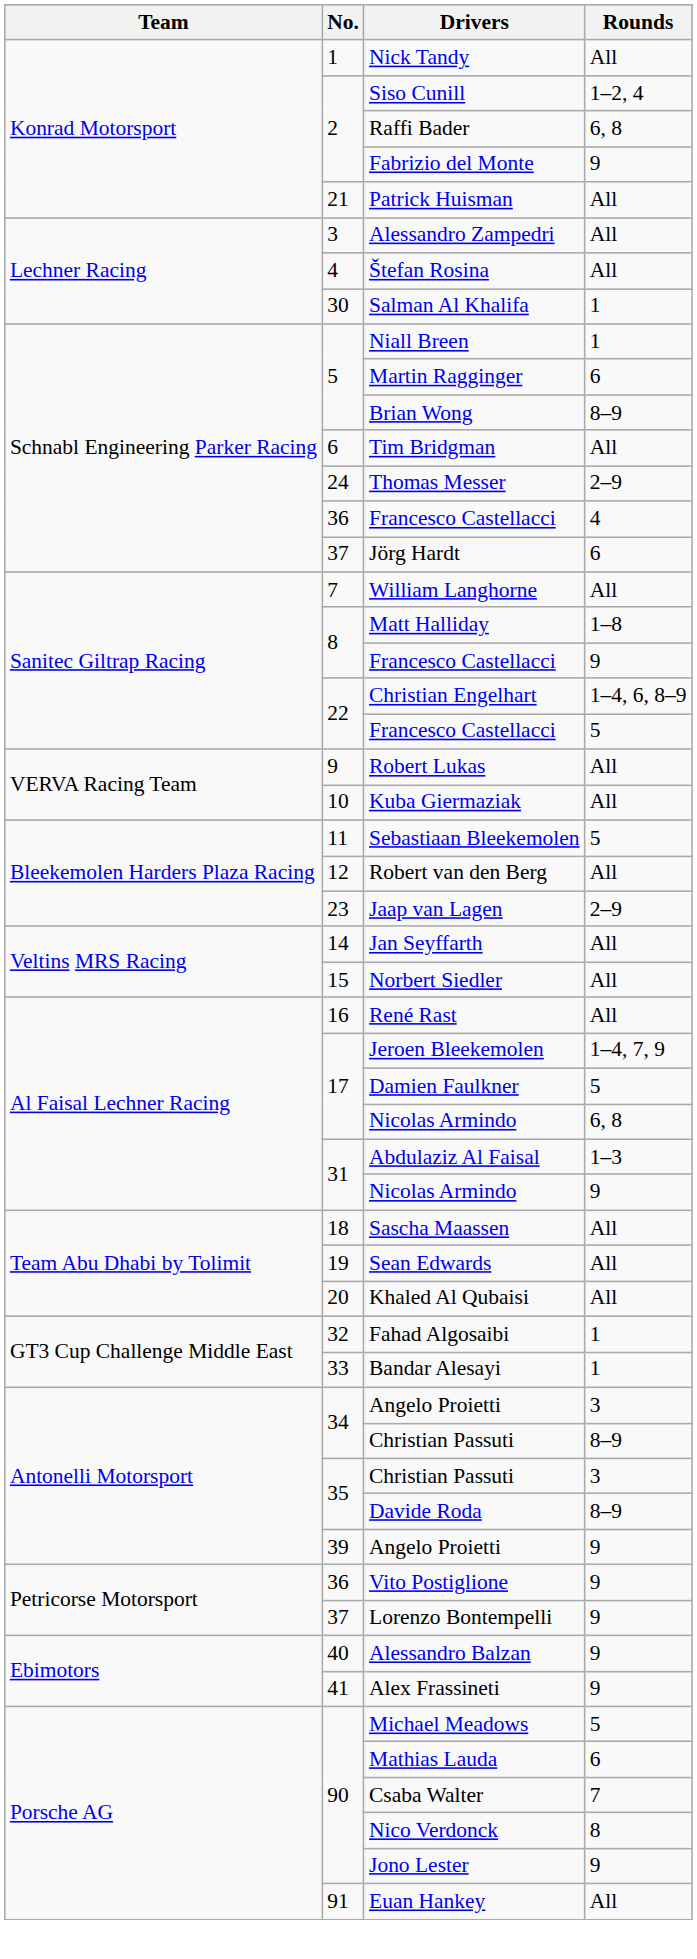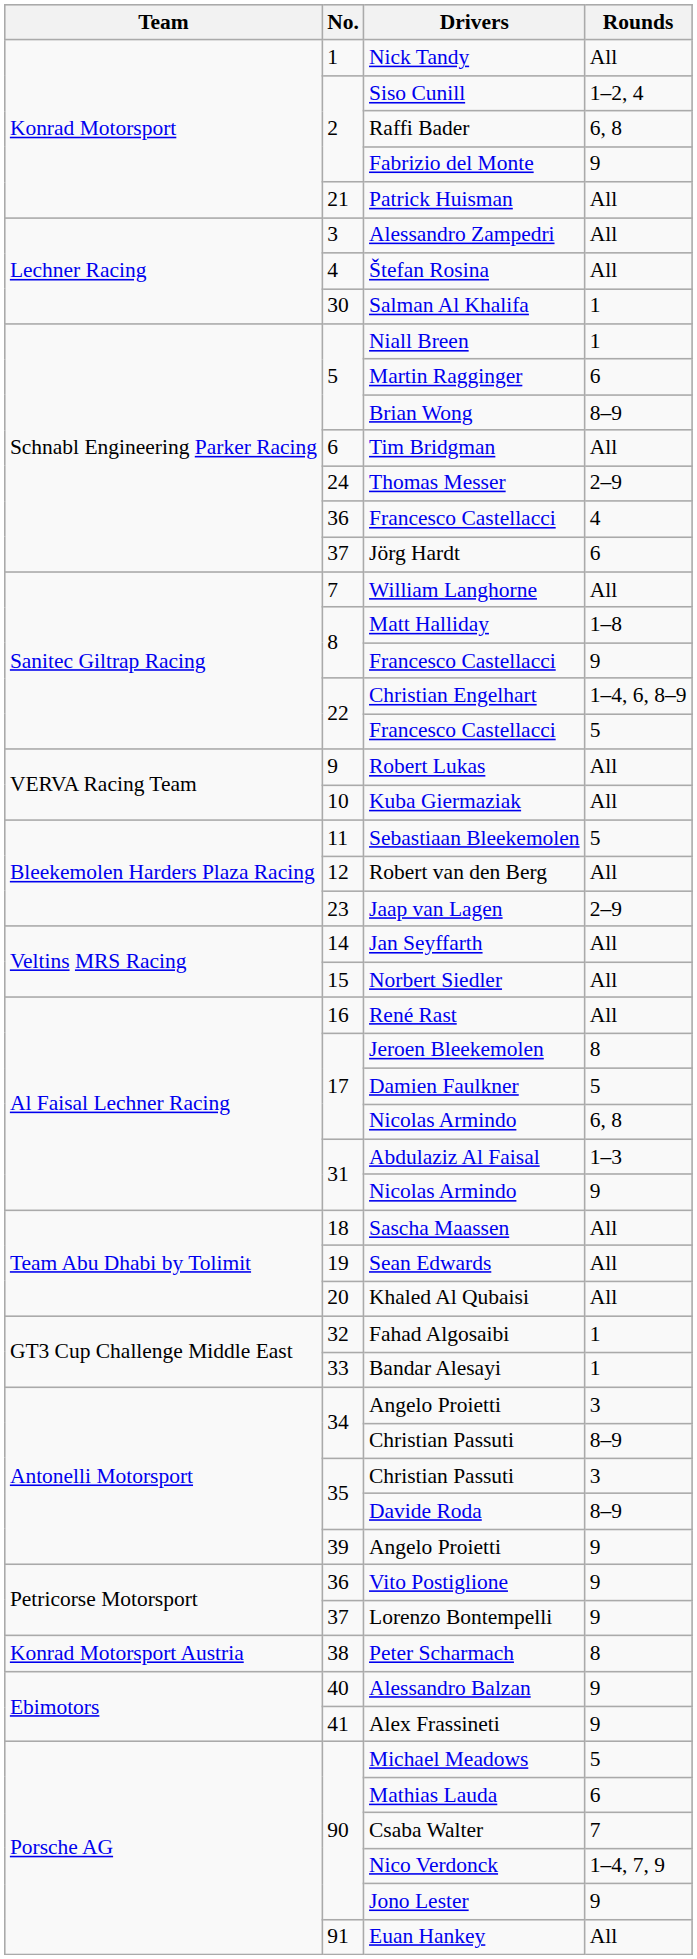(627, 1049) 1–4, 7, 9 -> (595, 1049) 8
+ row: (338, 1652)
(595, 1829) 8 -> (627, 1865) 1–4, 7, 9
